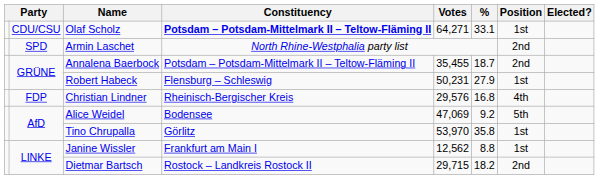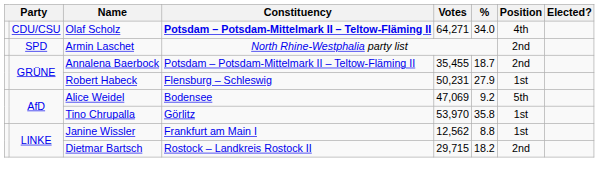(484, 30) 33.1 -> (484, 30) 34.0
(521, 30) 1st -> (521, 30) 4th
- row: (106, 98)
